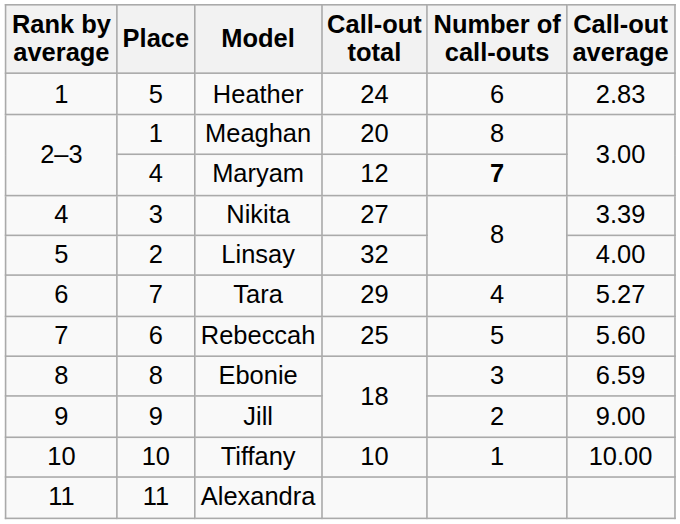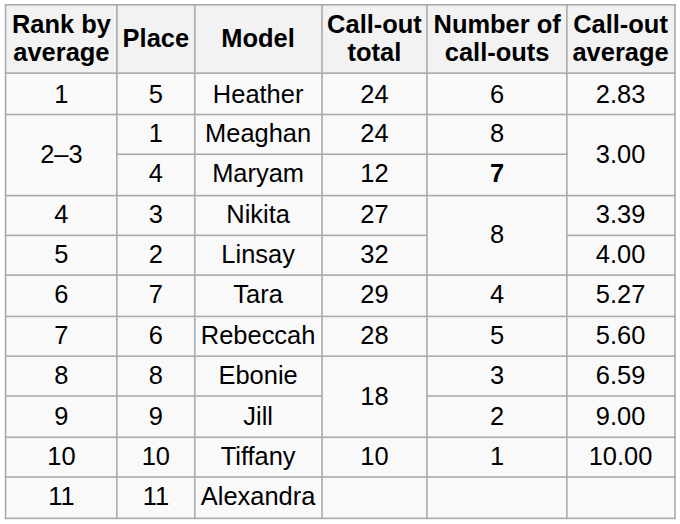(374, 133) 20 -> (374, 133) 24
(374, 335) 25 -> (374, 335) 28
